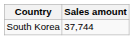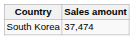(79, 27) 37,744 -> (79, 27) 37,474
